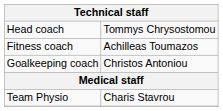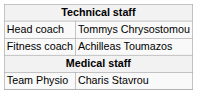- row: (53, 64)
